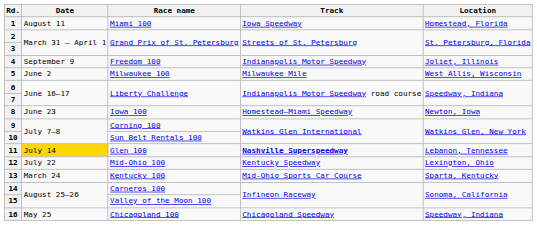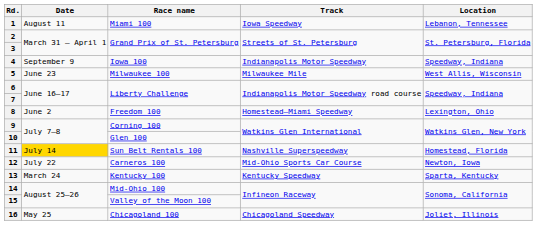(466, 23) Homestead, Florida -> (466, 23) Lebanon, Tennessee
(135, 62) Freedom 100 -> (128, 62) Iowa 100
(462, 62) Joliet, Illinois -> (464, 62) Speedway, Indiana
(37, 74) June 2 -> (40, 74) June 23
(40, 112) June 23 -> (37, 112) June 2
(128, 112) Iowa 100 -> (135, 112) Freedom 100
(453, 112) Newton, Iowa -> (459, 112) Lexington, Ohio
(156, 138) Sun Belt Rentals 100 -> (128, 138) Glen 100
(128, 150) Glen 100 -> (156, 150) Sun Belt Rentals 100
(295, 150) bold -> (295, 150) normal
(466, 150) Lebanon, Tennessee -> (466, 150) Homestead, Florida
(138, 163) Mid-Ohio 100 -> (138, 163) Carneros 100
(281, 163) Kentucky Speedway -> (302, 163) Mid-Ohio Sports Car Course
(459, 163) Lexington, Ohio -> (453, 163) Newton, Iowa
(302, 176) Mid-Ohio Sports Car Course -> (281, 176) Kentucky Speedway
(138, 189) Carneros 100 -> (138, 189) Mid-Ohio 100
(464, 214) Speedway, Indiana -> (462, 214) Joliet, Illinois
